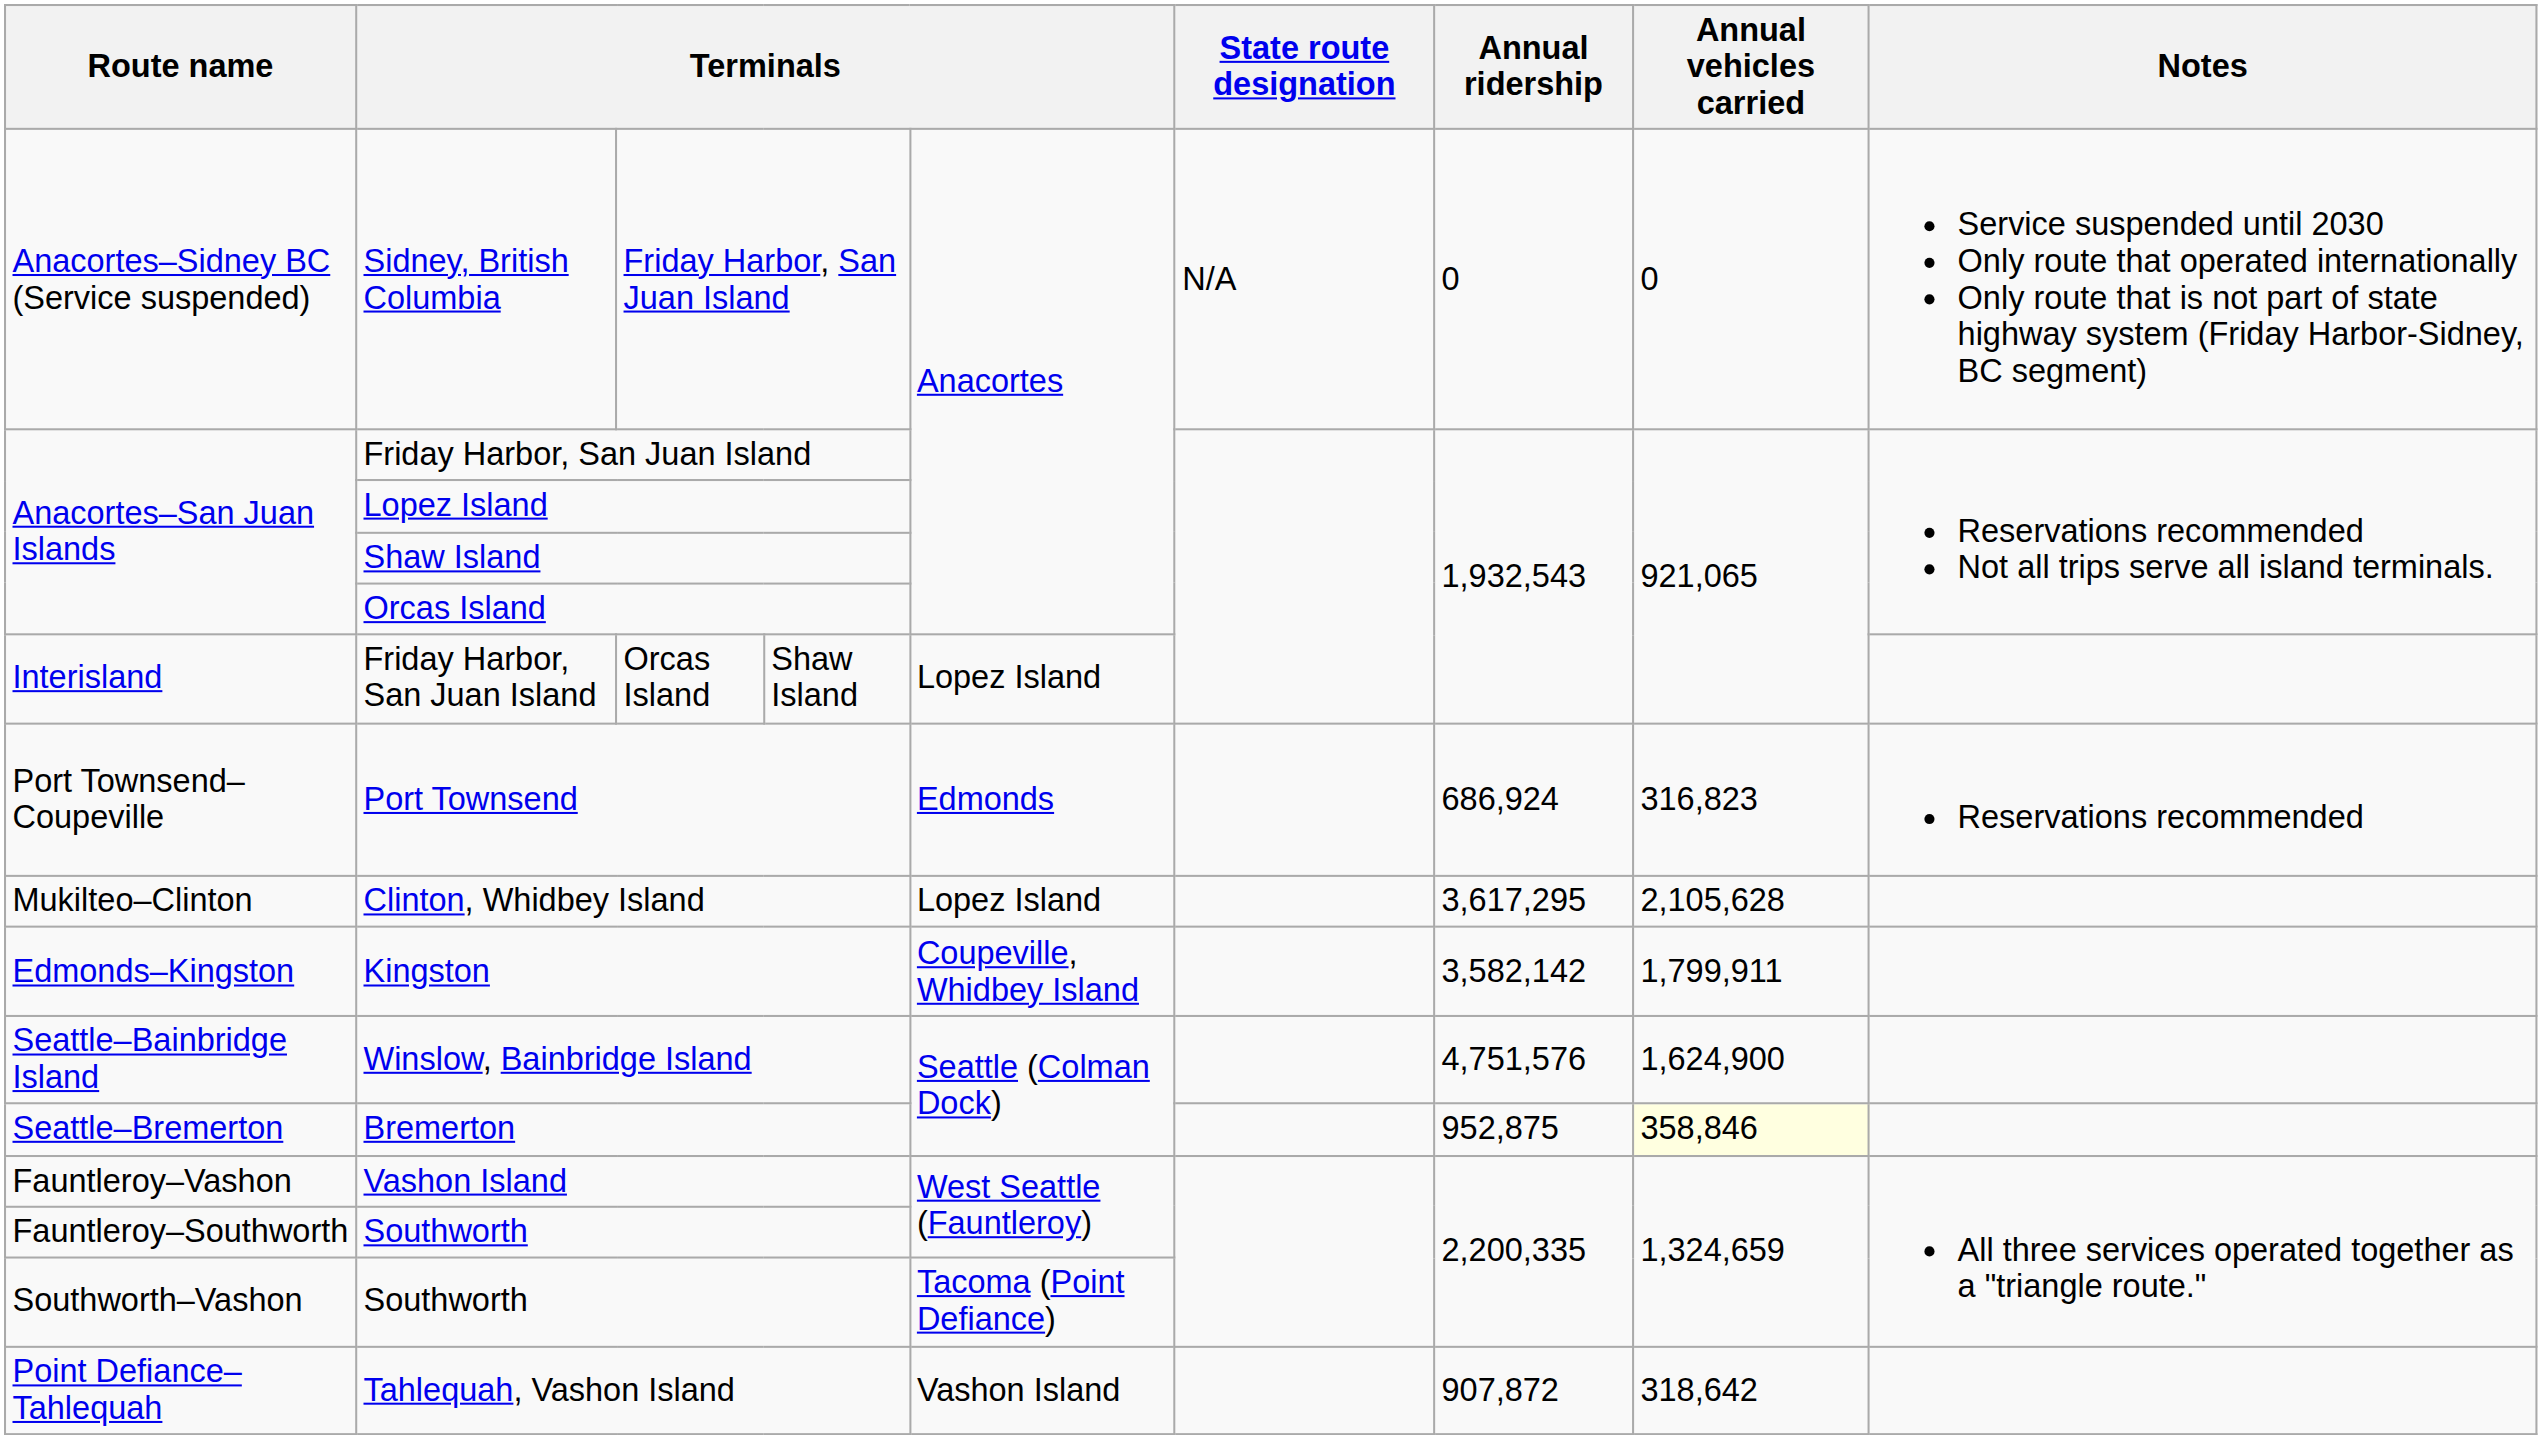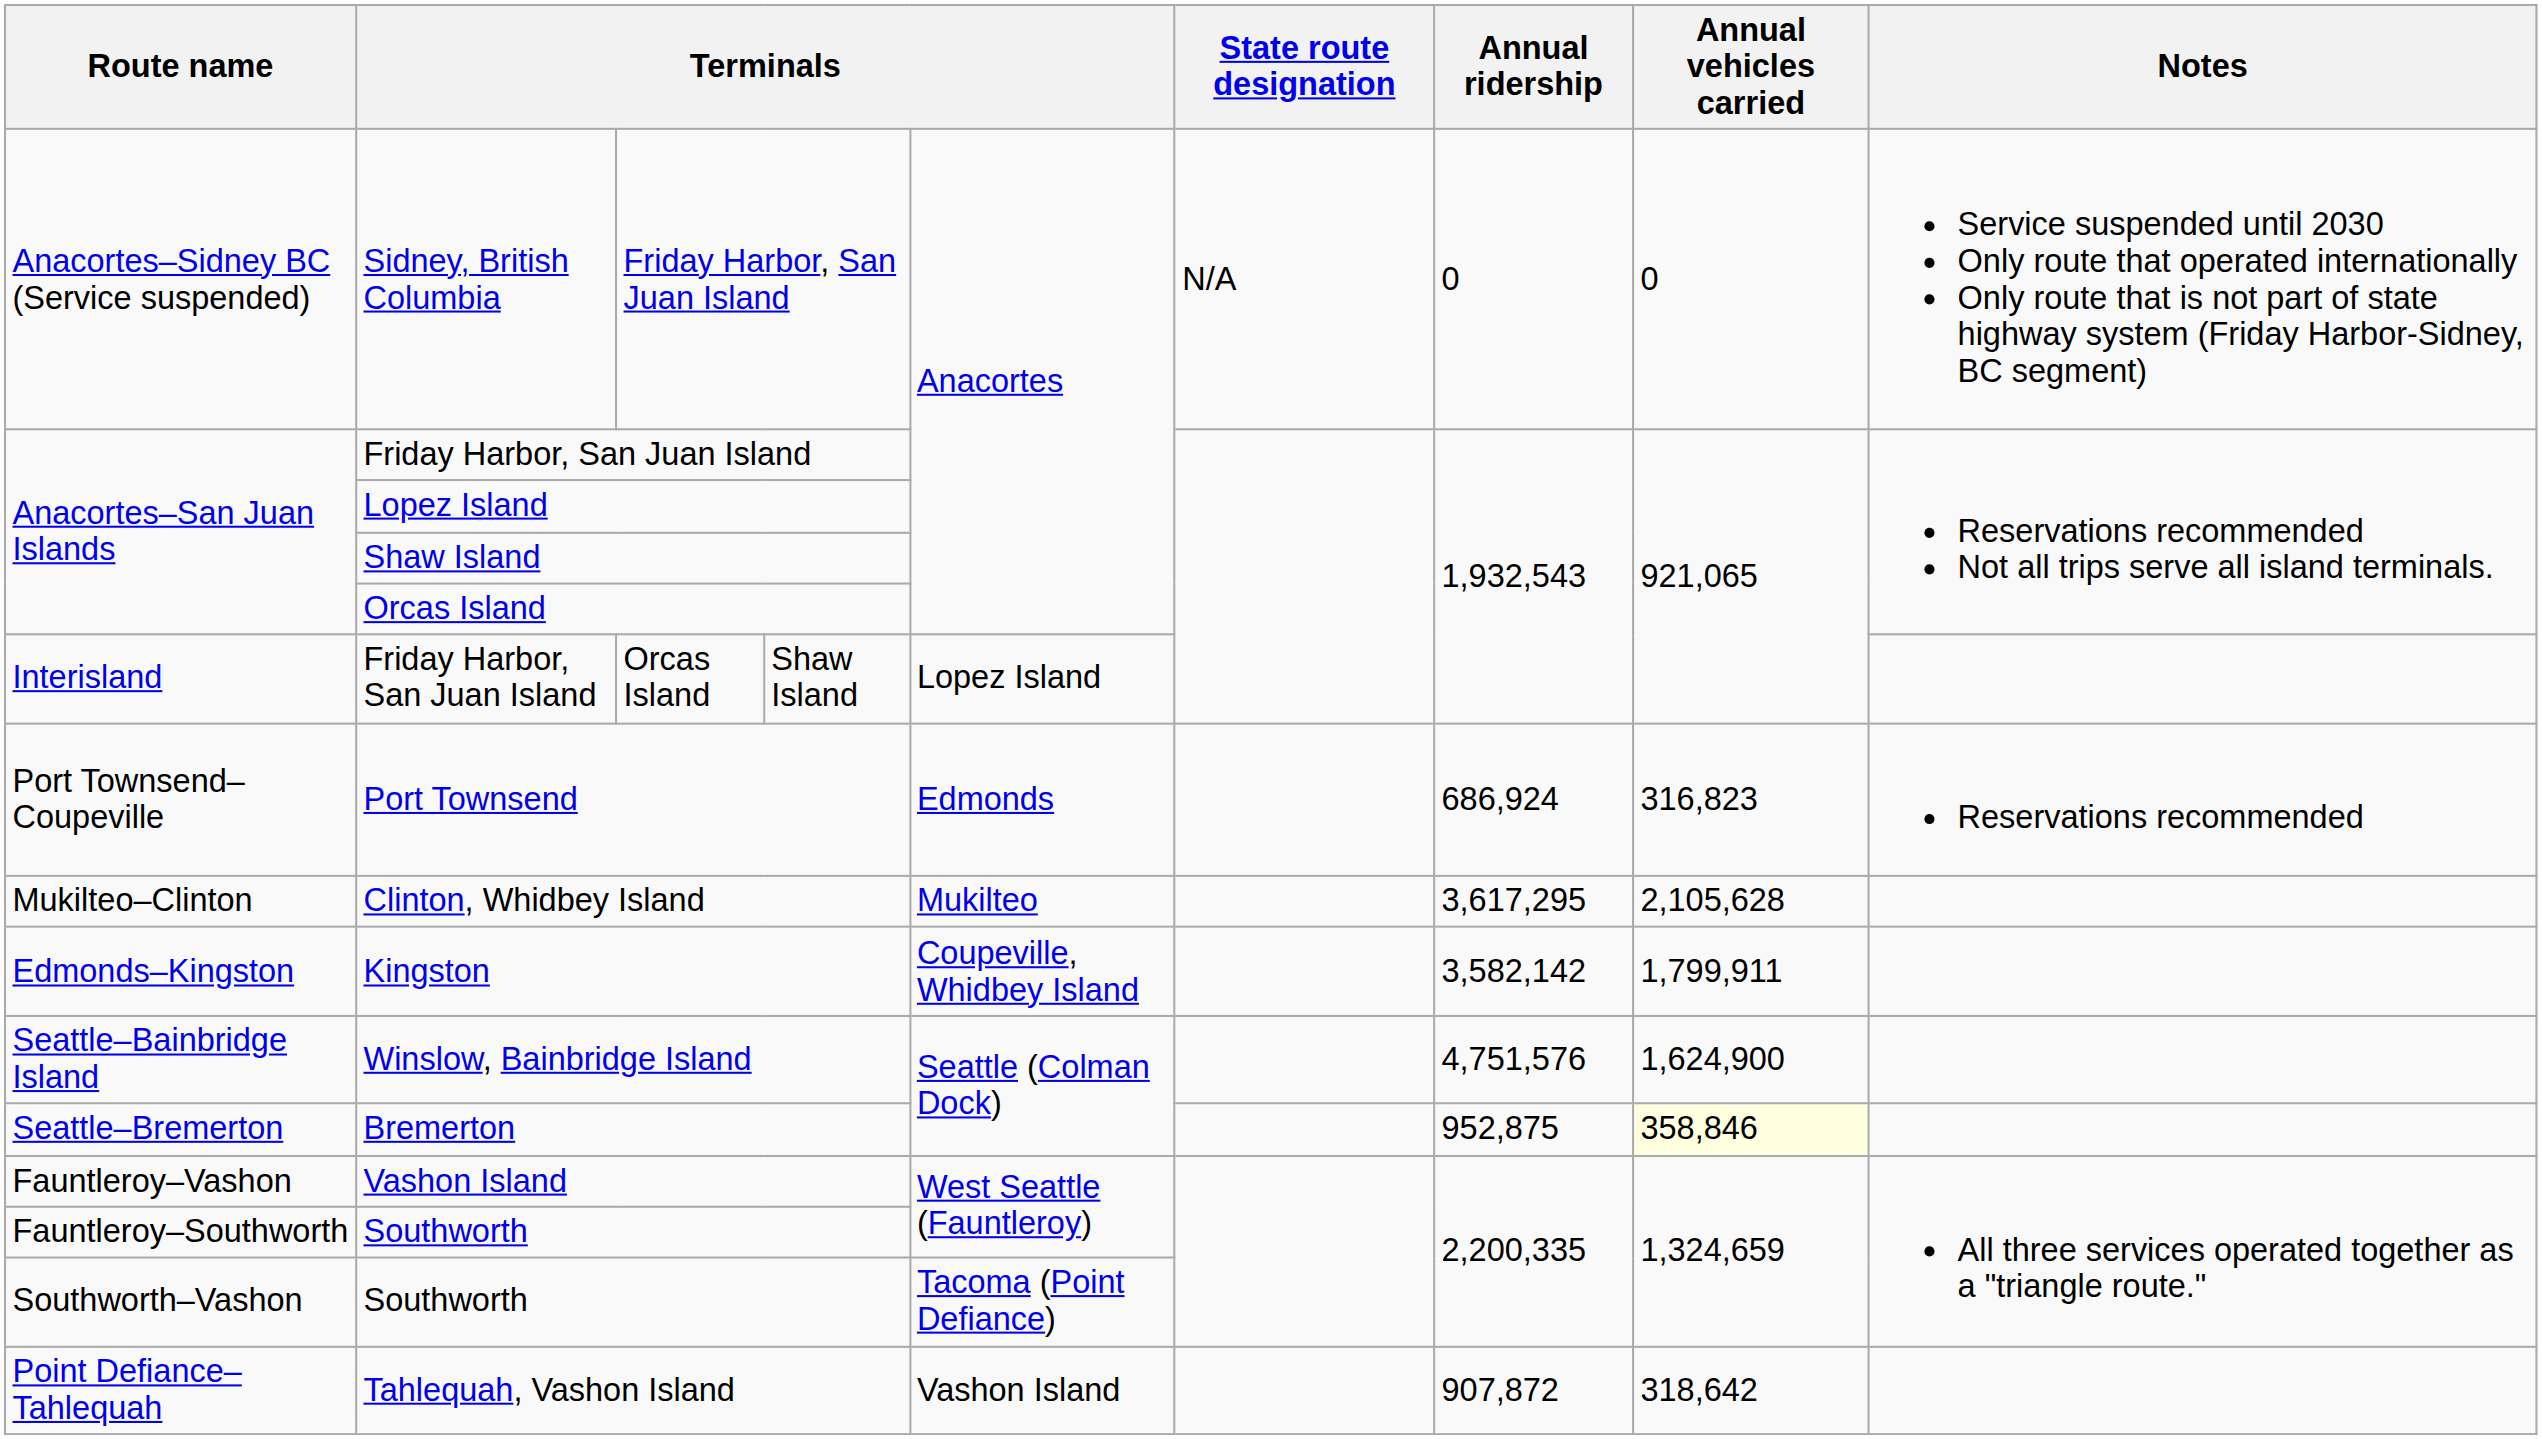(1009, 901) Lopez Island -> (977, 901) Mukilteo
